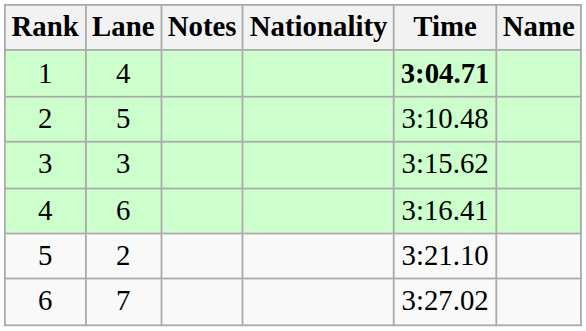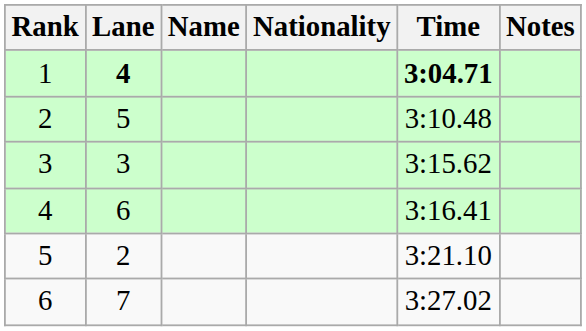columns swapped: (539, 27) <-> (202, 27)
(123, 73) normal -> (123, 73) bold
